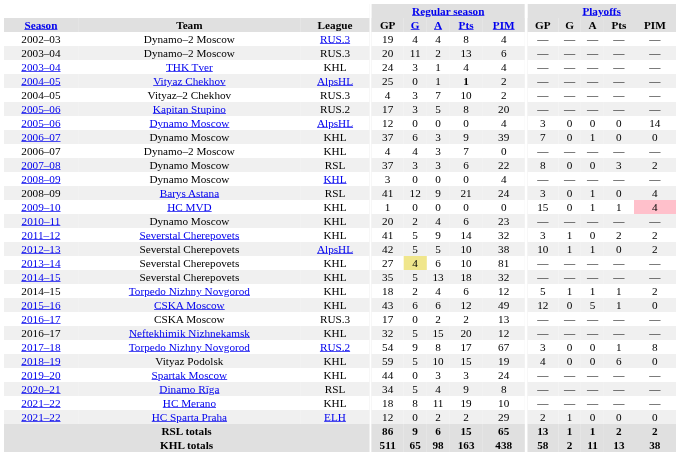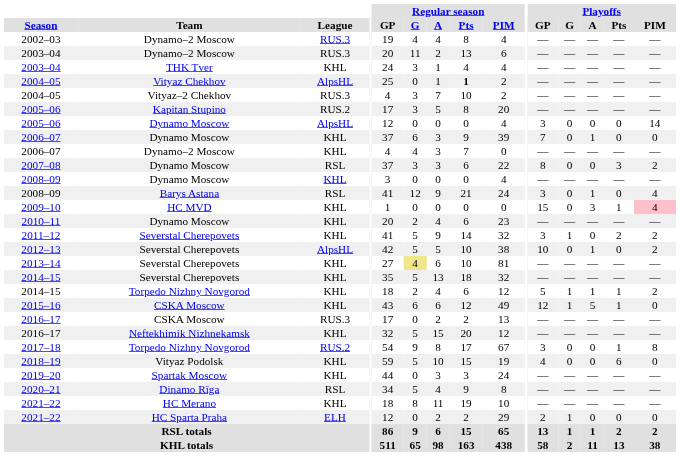(593, 207) 1 -> (593, 207) 3
(570, 249) 1 -> (570, 249) 0
(570, 305) 0 -> (570, 305) 1
